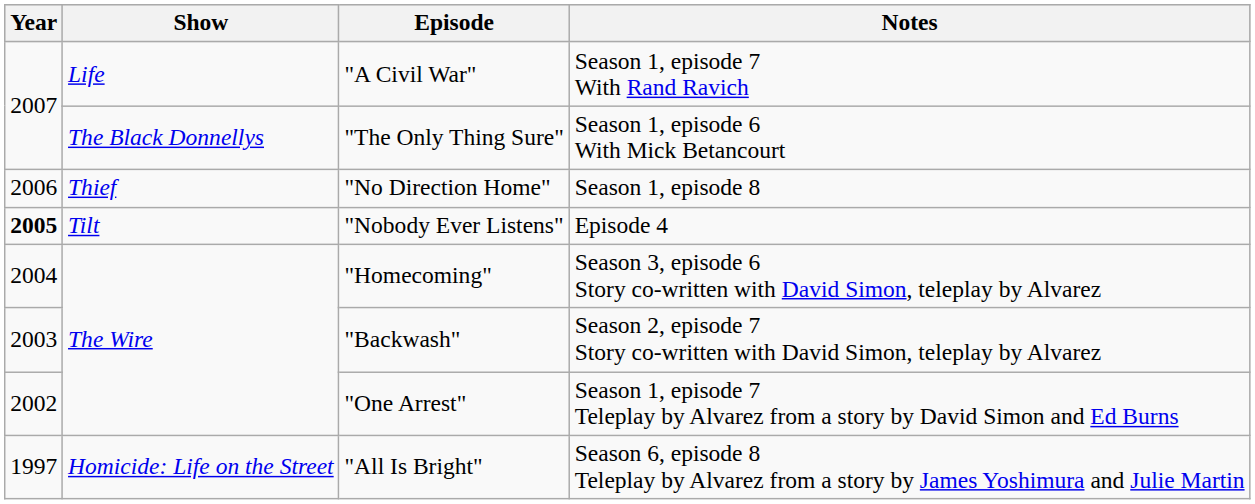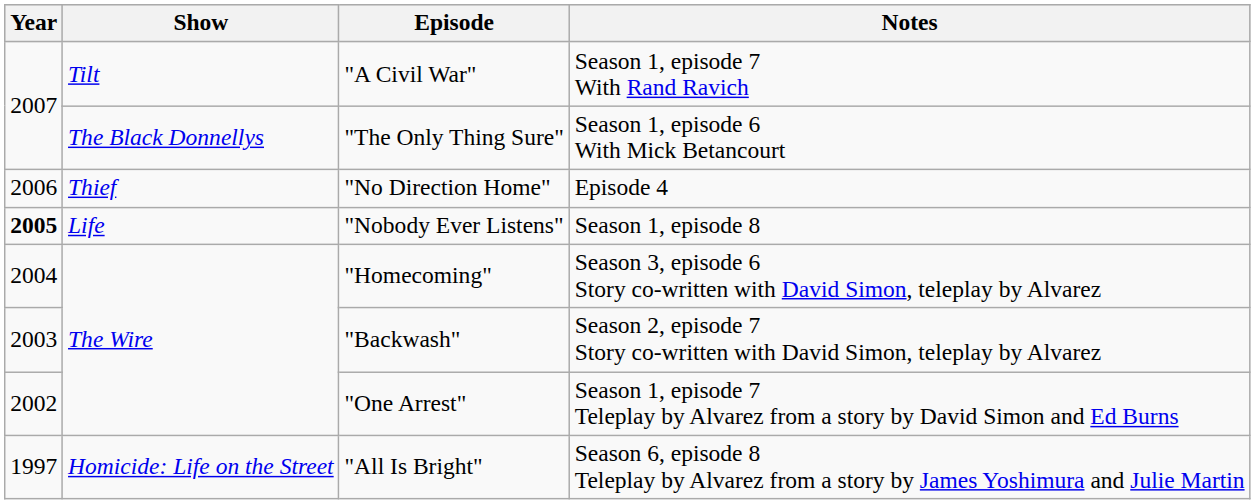(86, 73) Life -> (84, 73) Tilt
(667, 187) Season 1, episode 8 -> (621, 187) Episode 4
(84, 225) Tilt -> (86, 225) Life
(621, 225) Episode 4 -> (667, 225) Season 1, episode 8
